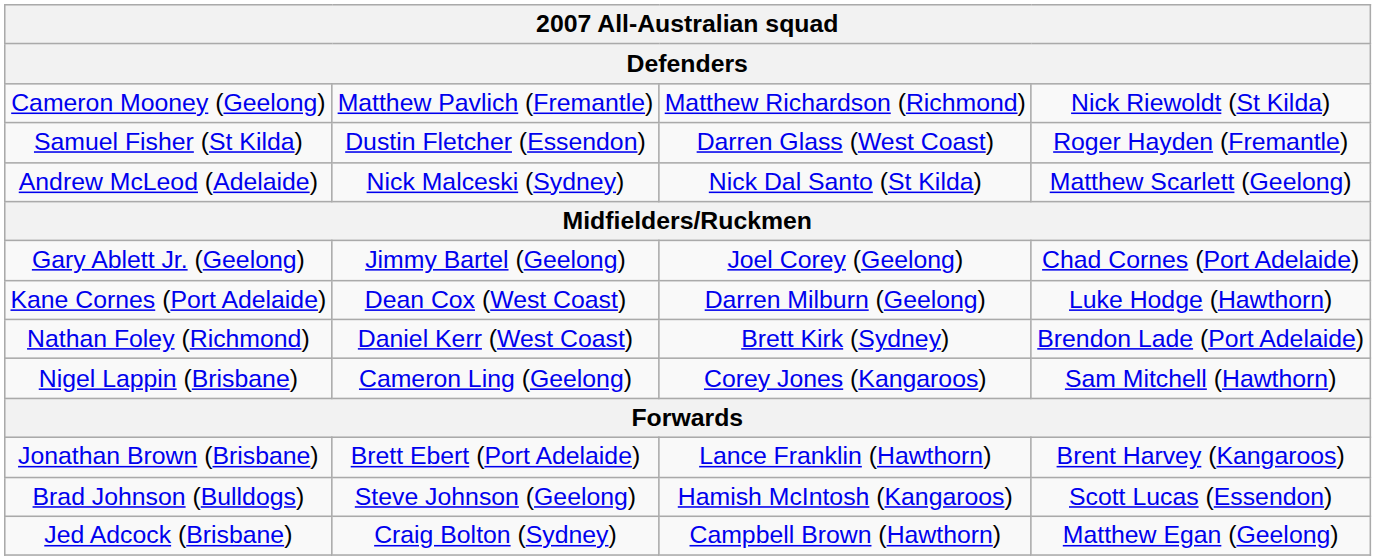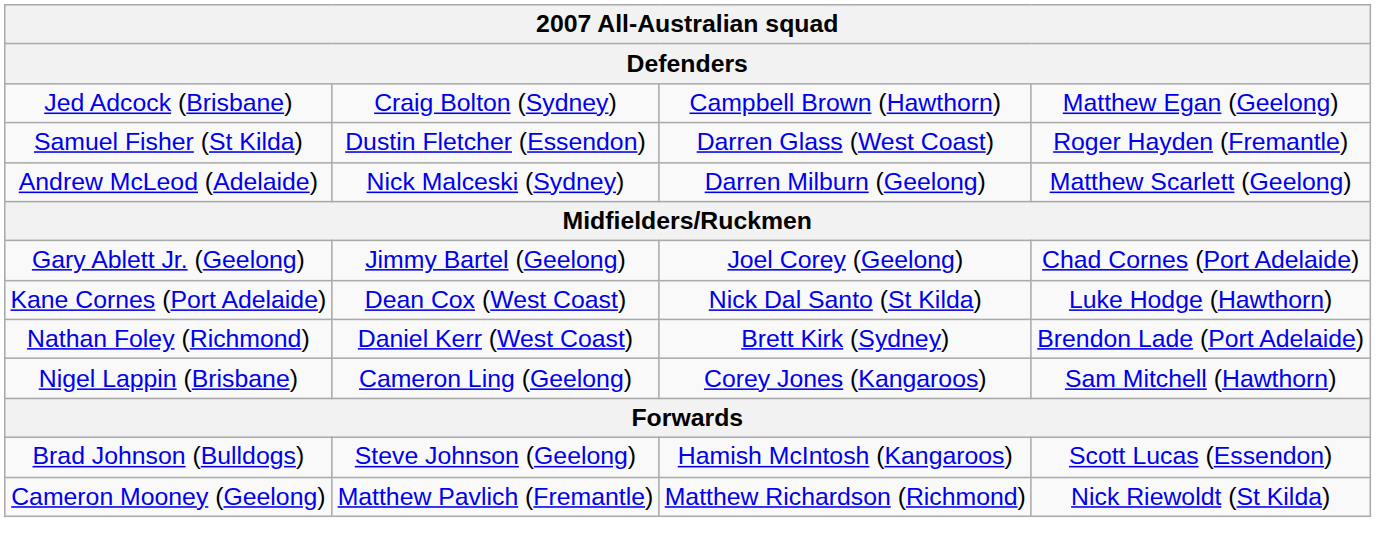rows swapped: (168, 535) <-> (168, 102)
(845, 181) Nick Dal Santo (St Kilda) -> (845, 181) Darren Milburn (Geelong)
(845, 299) Darren Milburn (Geelong) -> (845, 299) Nick Dal Santo (St Kilda)
- row: (168, 456)
